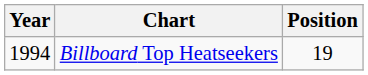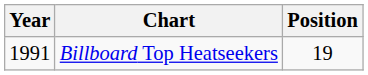(30, 53) 1994 -> (30, 53) 1991
